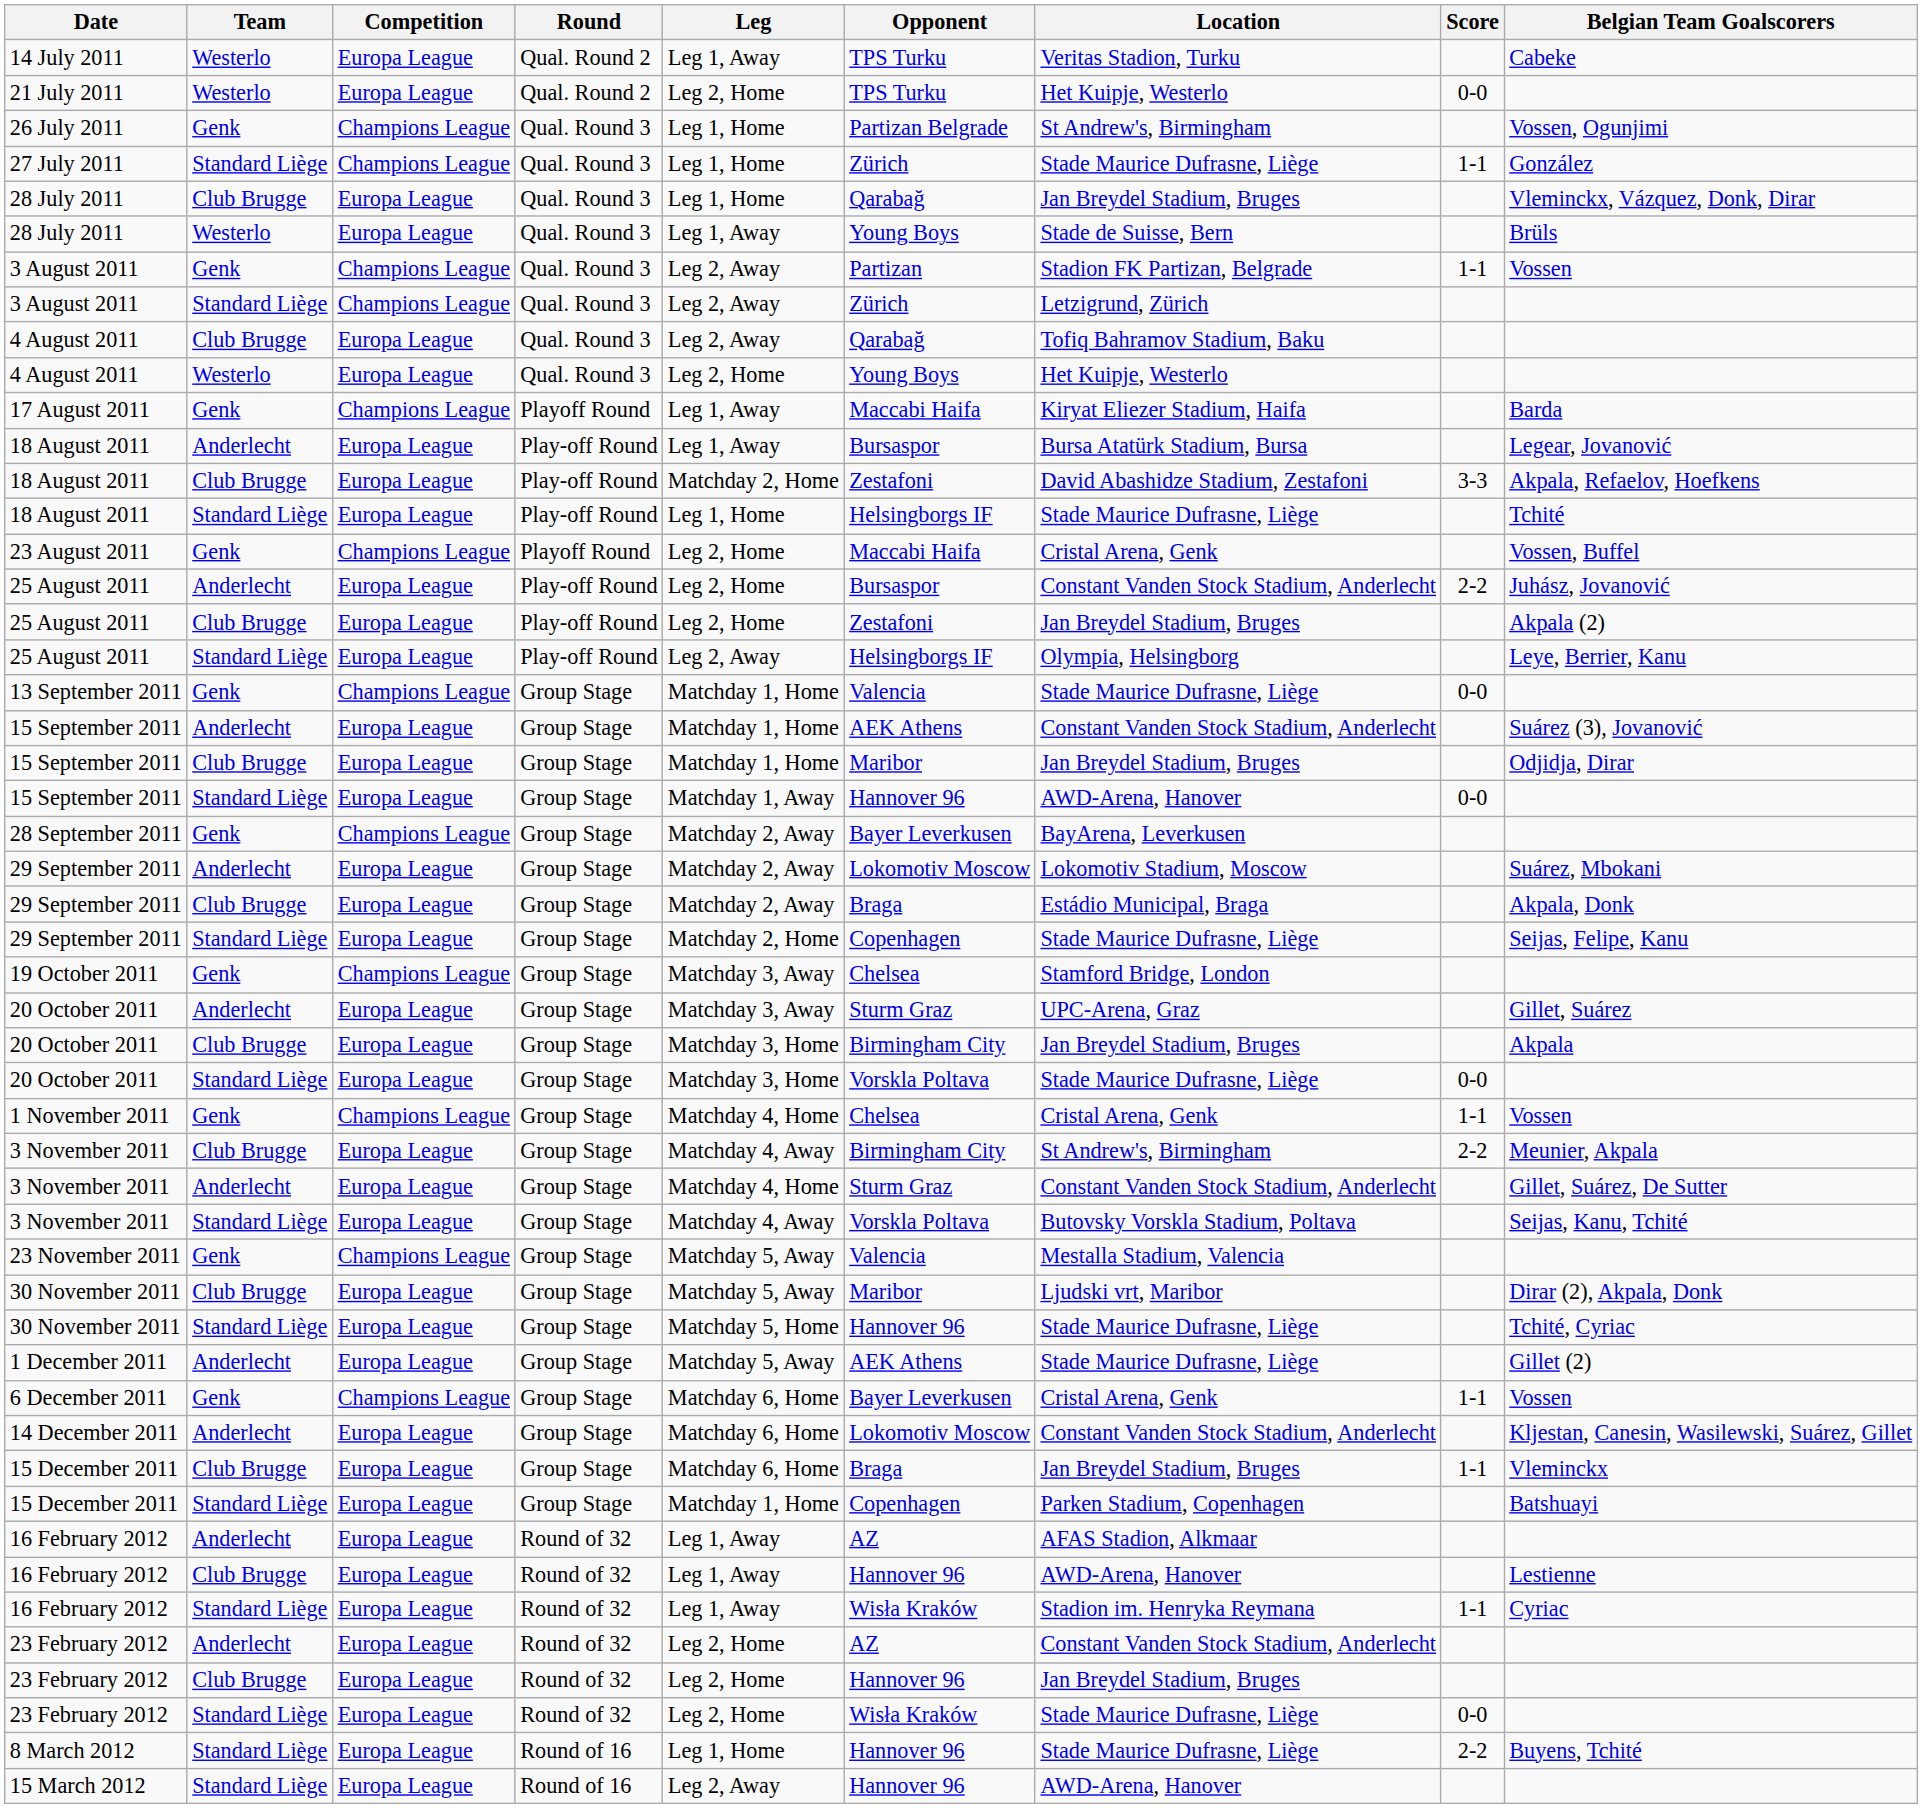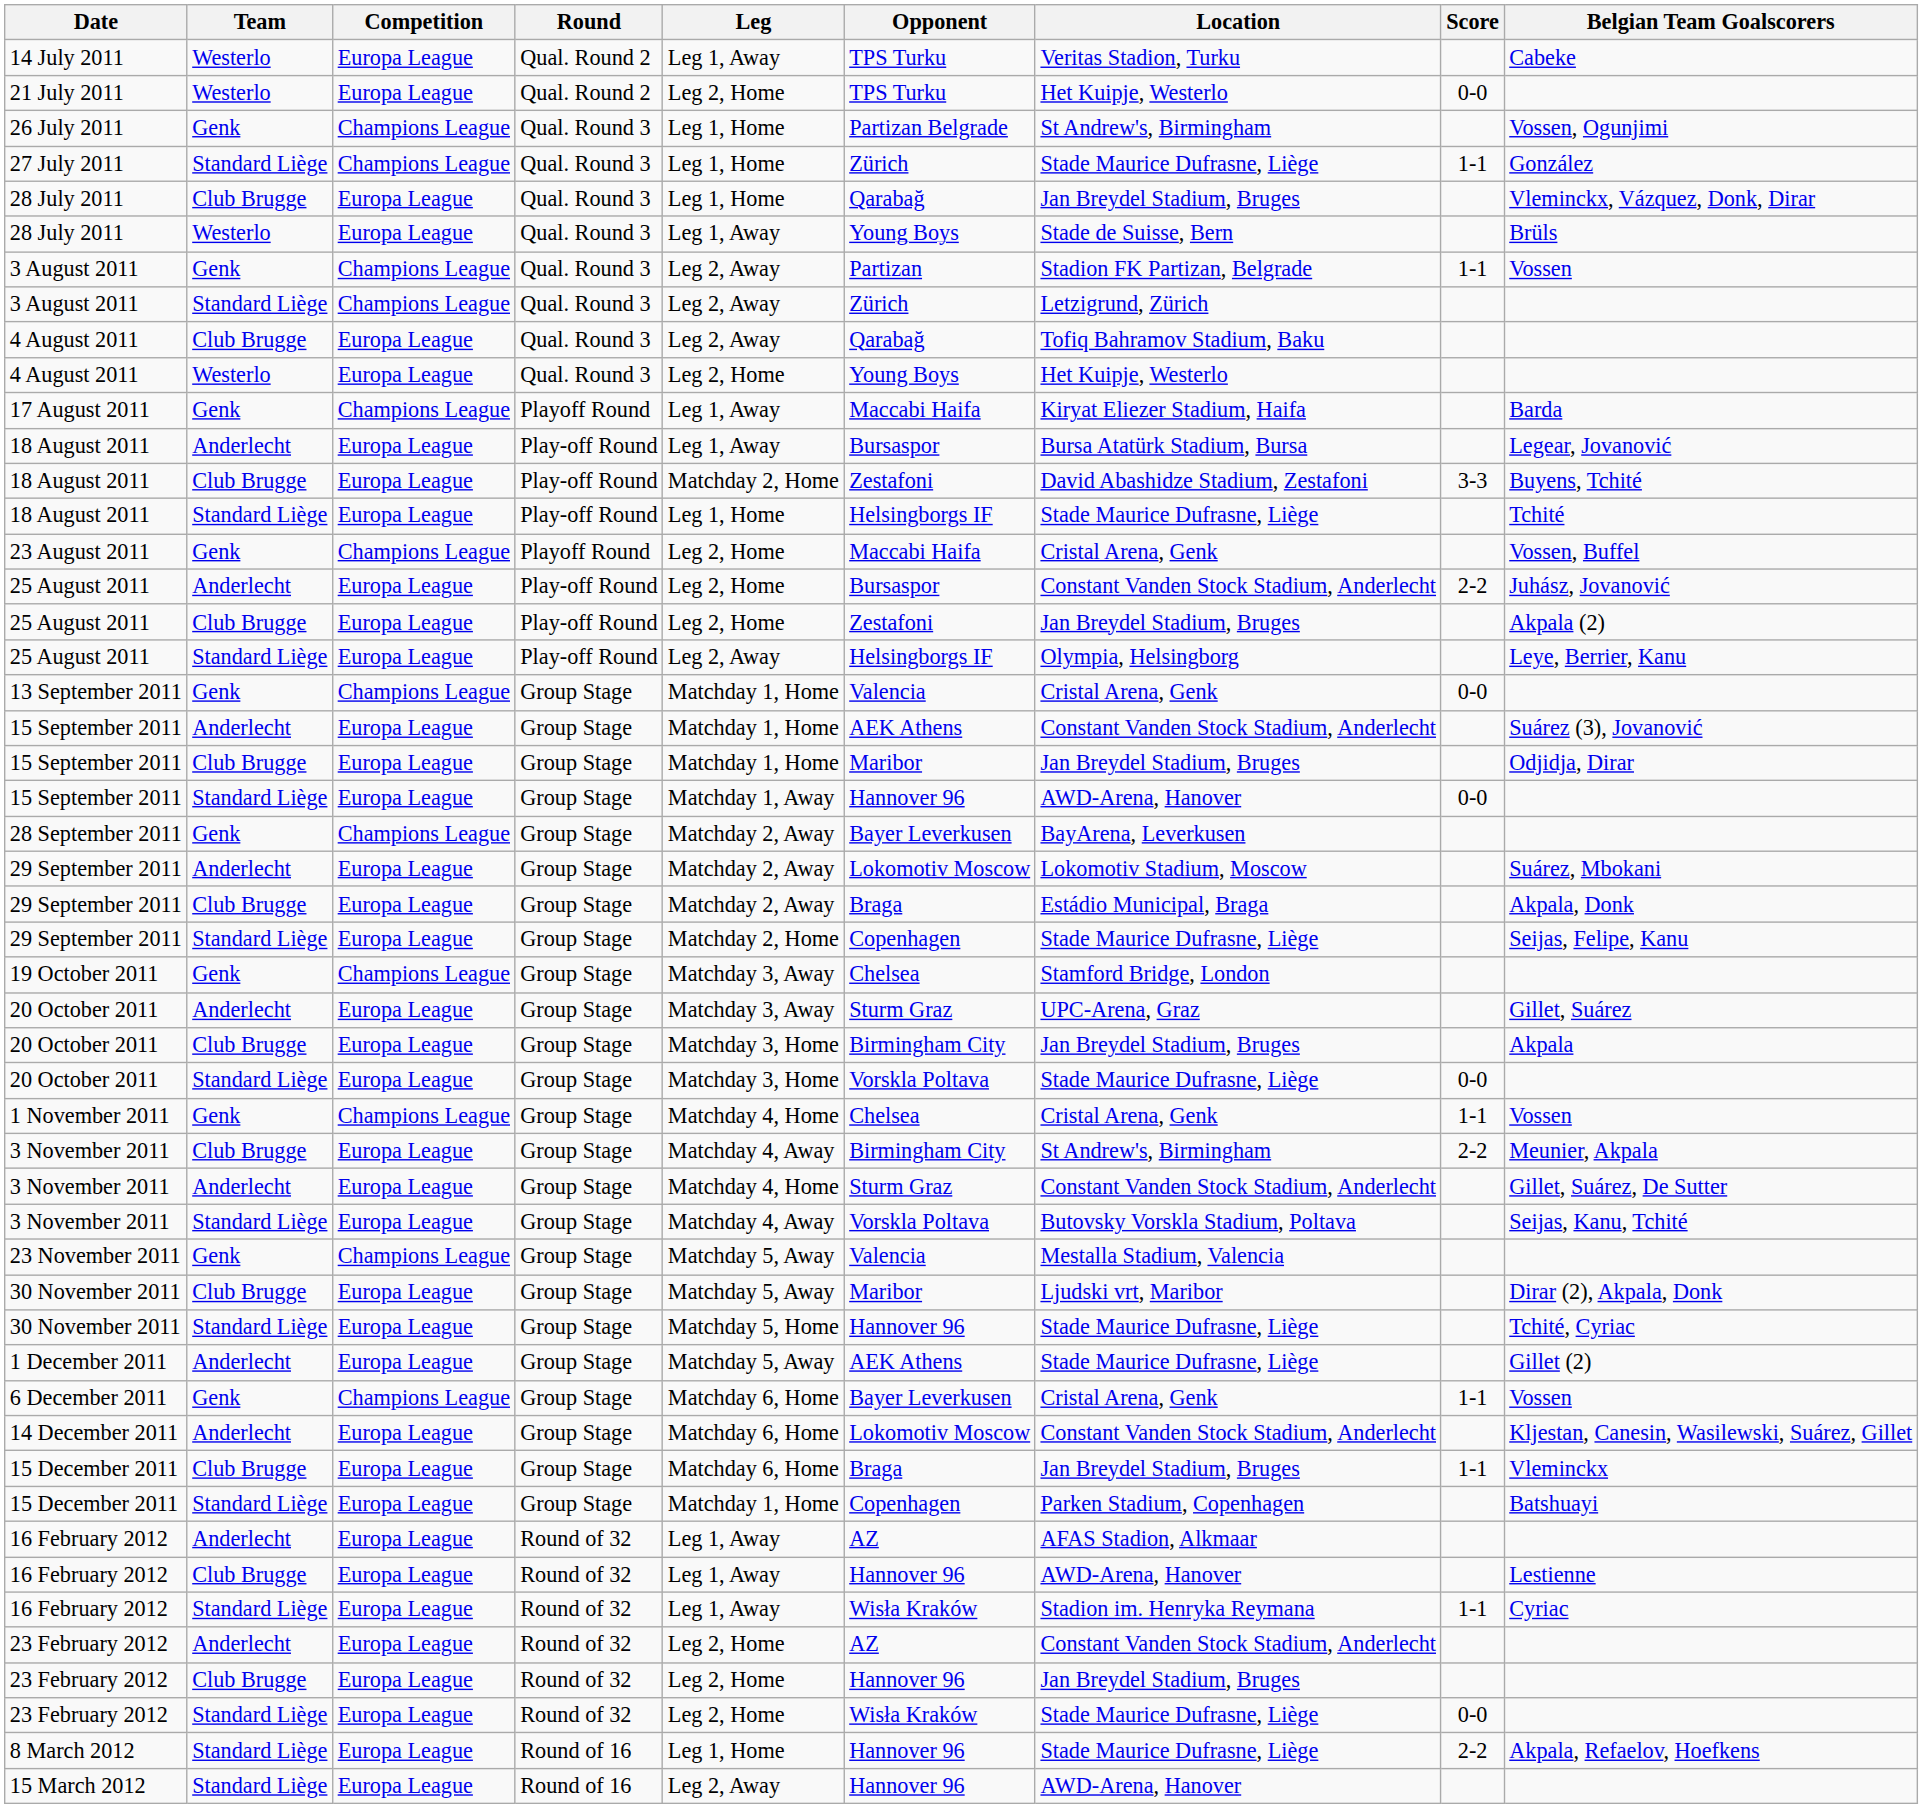(1634, 480) Akpala, Refaelov, Hoefkens -> (1576, 480) Buyens, Tchité
(1179, 692) Stade Maurice Dufrasne, Liège -> (1129, 692) Cristal Arena, Genk
(1576, 1750) Buyens, Tchité -> (1634, 1750) Akpala, Refaelov, Hoefkens
